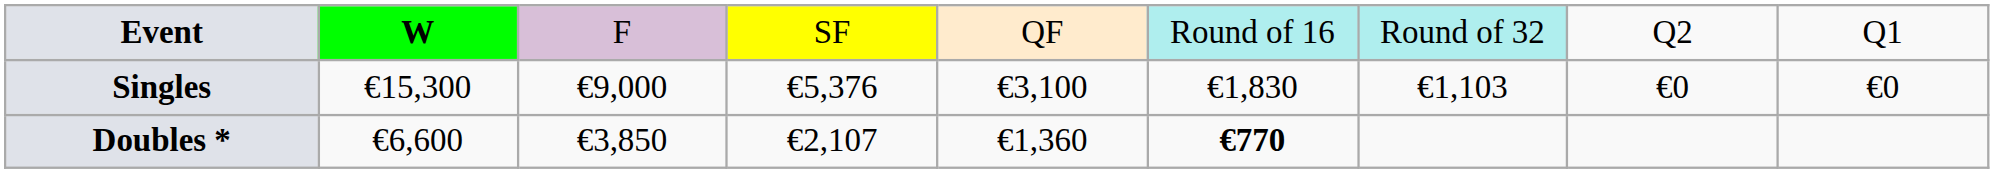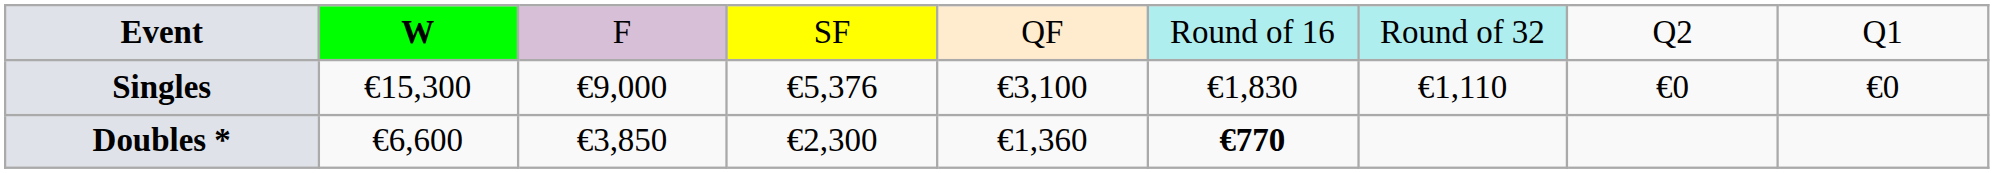(1462, 86) €1,103 -> (1462, 86) €1,110
(832, 140) €2,107 -> (832, 140) €2,300
